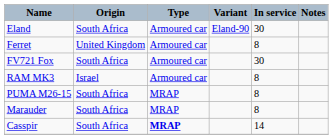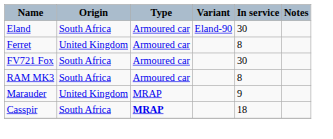(87, 77) Israel -> (85, 77) South Africa
- row: (39, 93)
(102, 110) South Africa -> (93, 93) United Kingdom
(257, 110) 8 -> (239, 93) 9
(259, 126) 14 -> (242, 110) 18
